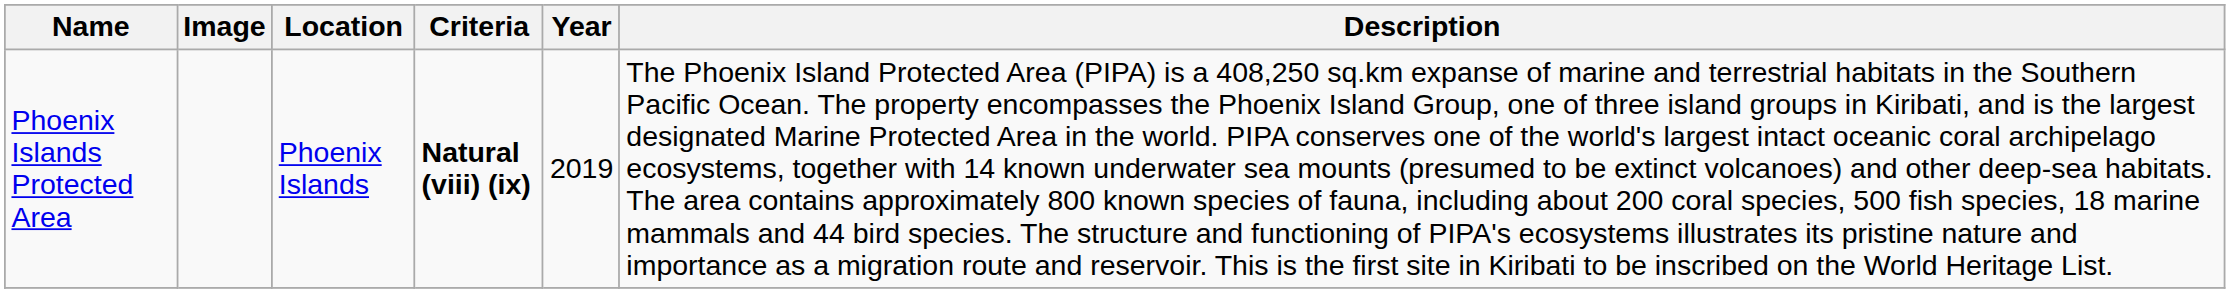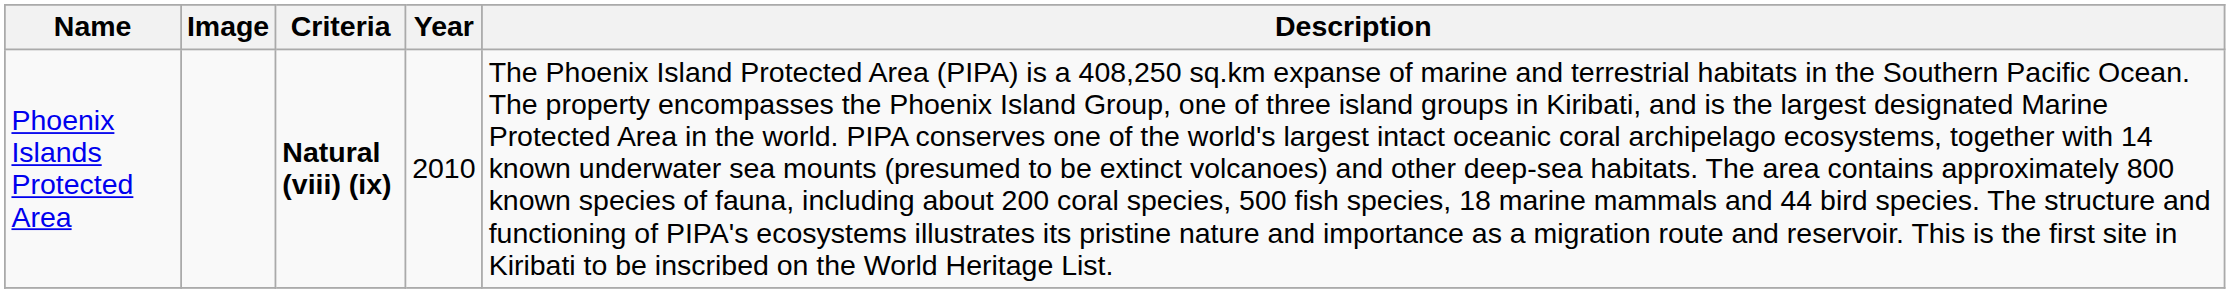- column: (344, 27)
(582, 168) 2019 -> (444, 168) 2010
